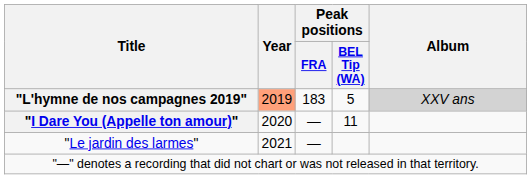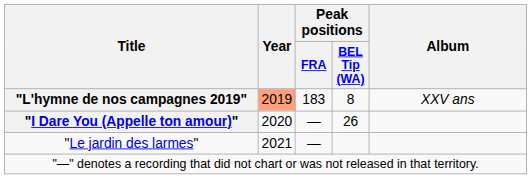(351, 99) 5 -> (351, 99) 8
(448, 99) lightgrey background -> (448, 99) no background
(351, 121) 11 -> (351, 121) 26
